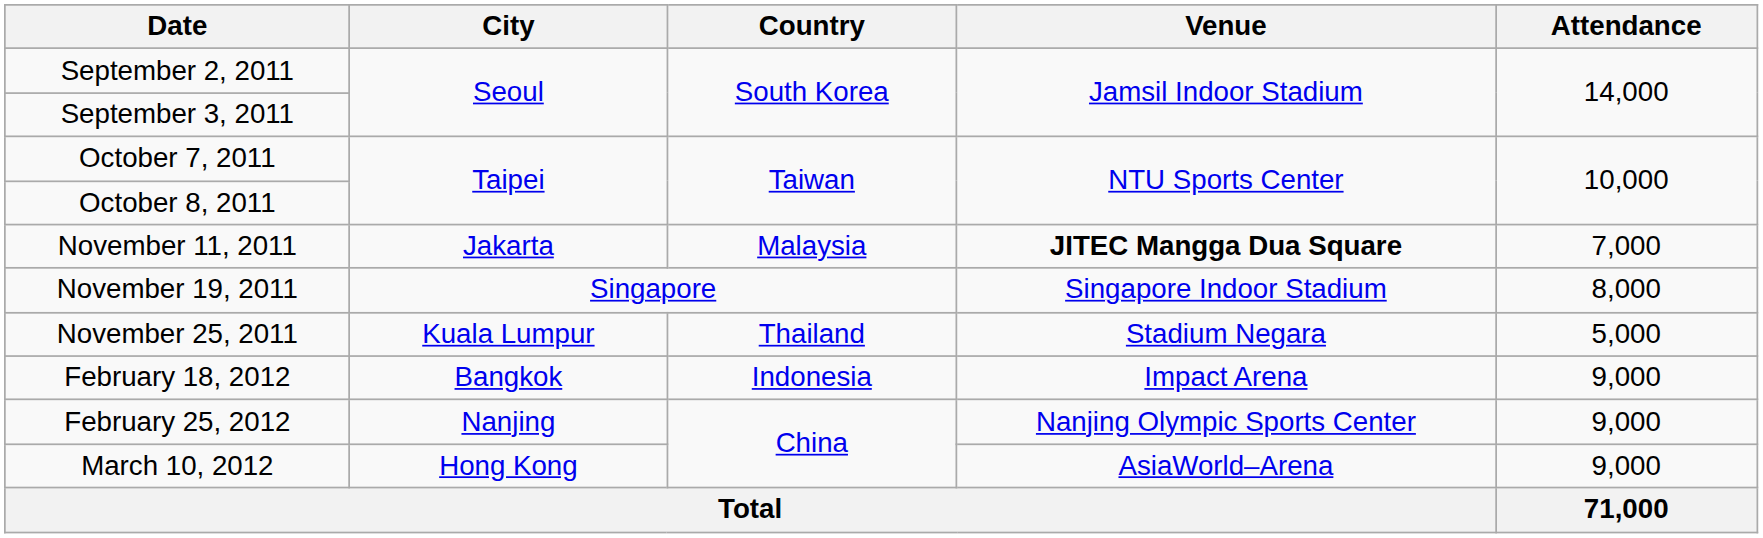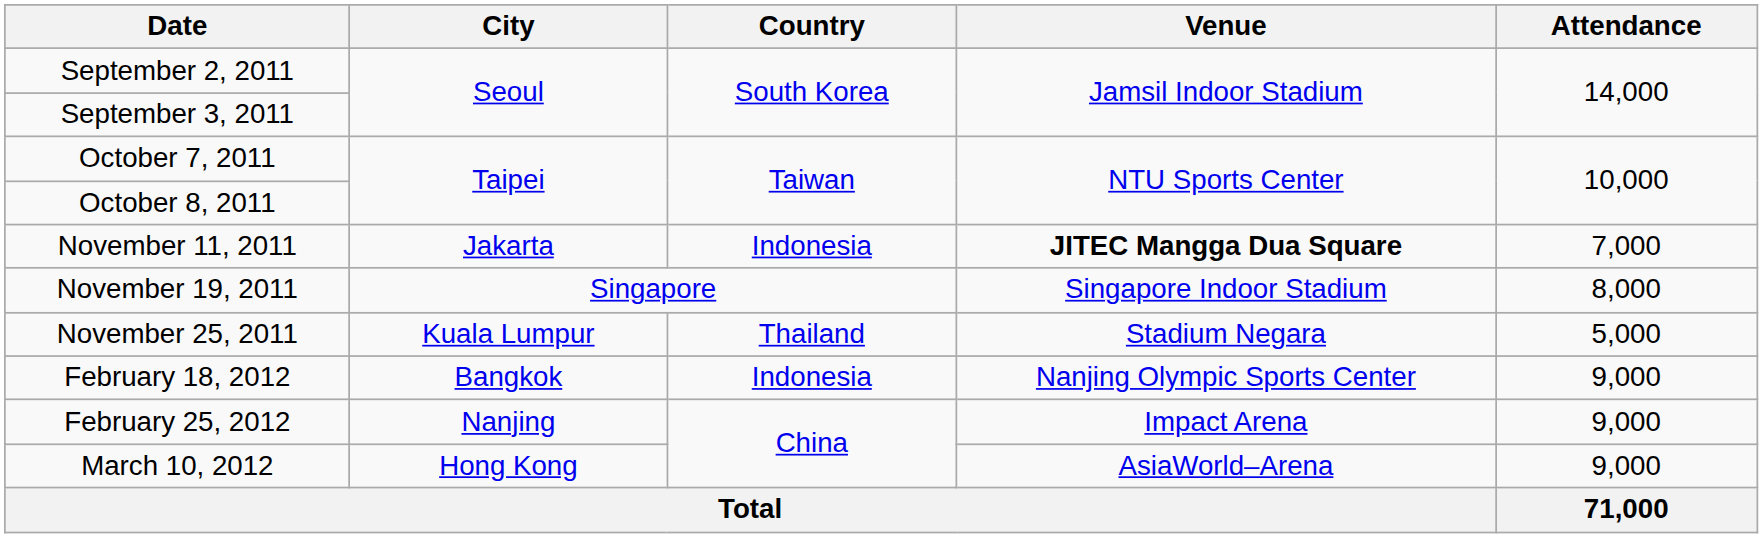(812, 245) Malaysia -> (812, 245) Indonesia
(1226, 377) Impact Arena -> (1226, 377) Nanjing Olympic Sports Center
(1226, 421) Nanjing Olympic Sports Center -> (1226, 421) Impact Arena
